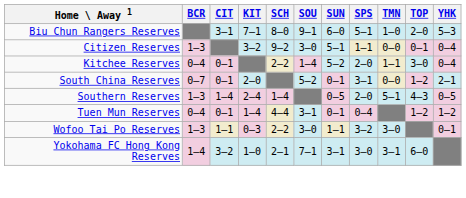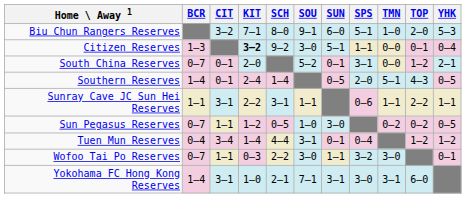(224, 31) 3–1 -> (224, 31) 3–2
(252, 48) normal -> (252, 48) bold
- row: (132, 64)
(196, 97) 1–3 -> (196, 80) 1–4
(224, 97) 1–4 -> (224, 80) 0–1
+ row: (114, 102)
+ row: (120, 125)
(224, 113) 0–1 -> (224, 141) 3–4
(196, 129) 1–3 -> (196, 157) 0–7
(224, 151) 3–2 -> (224, 179) 3–1
